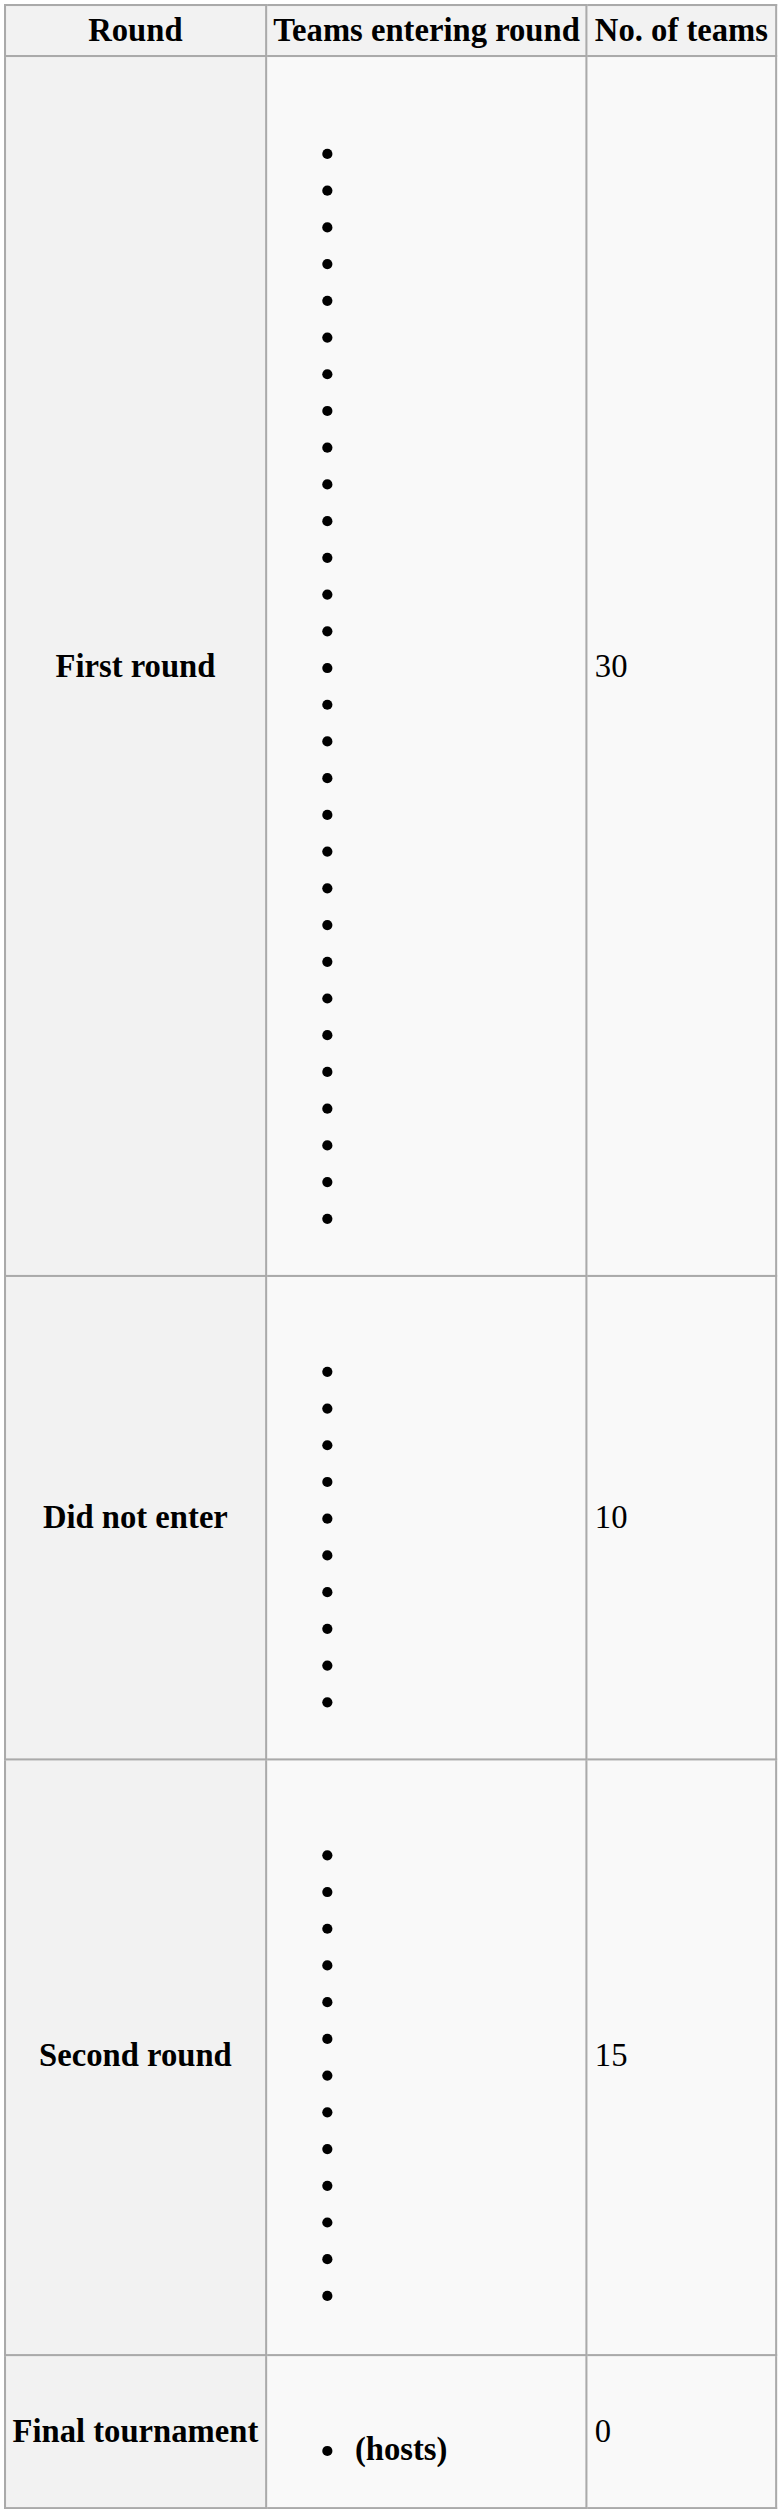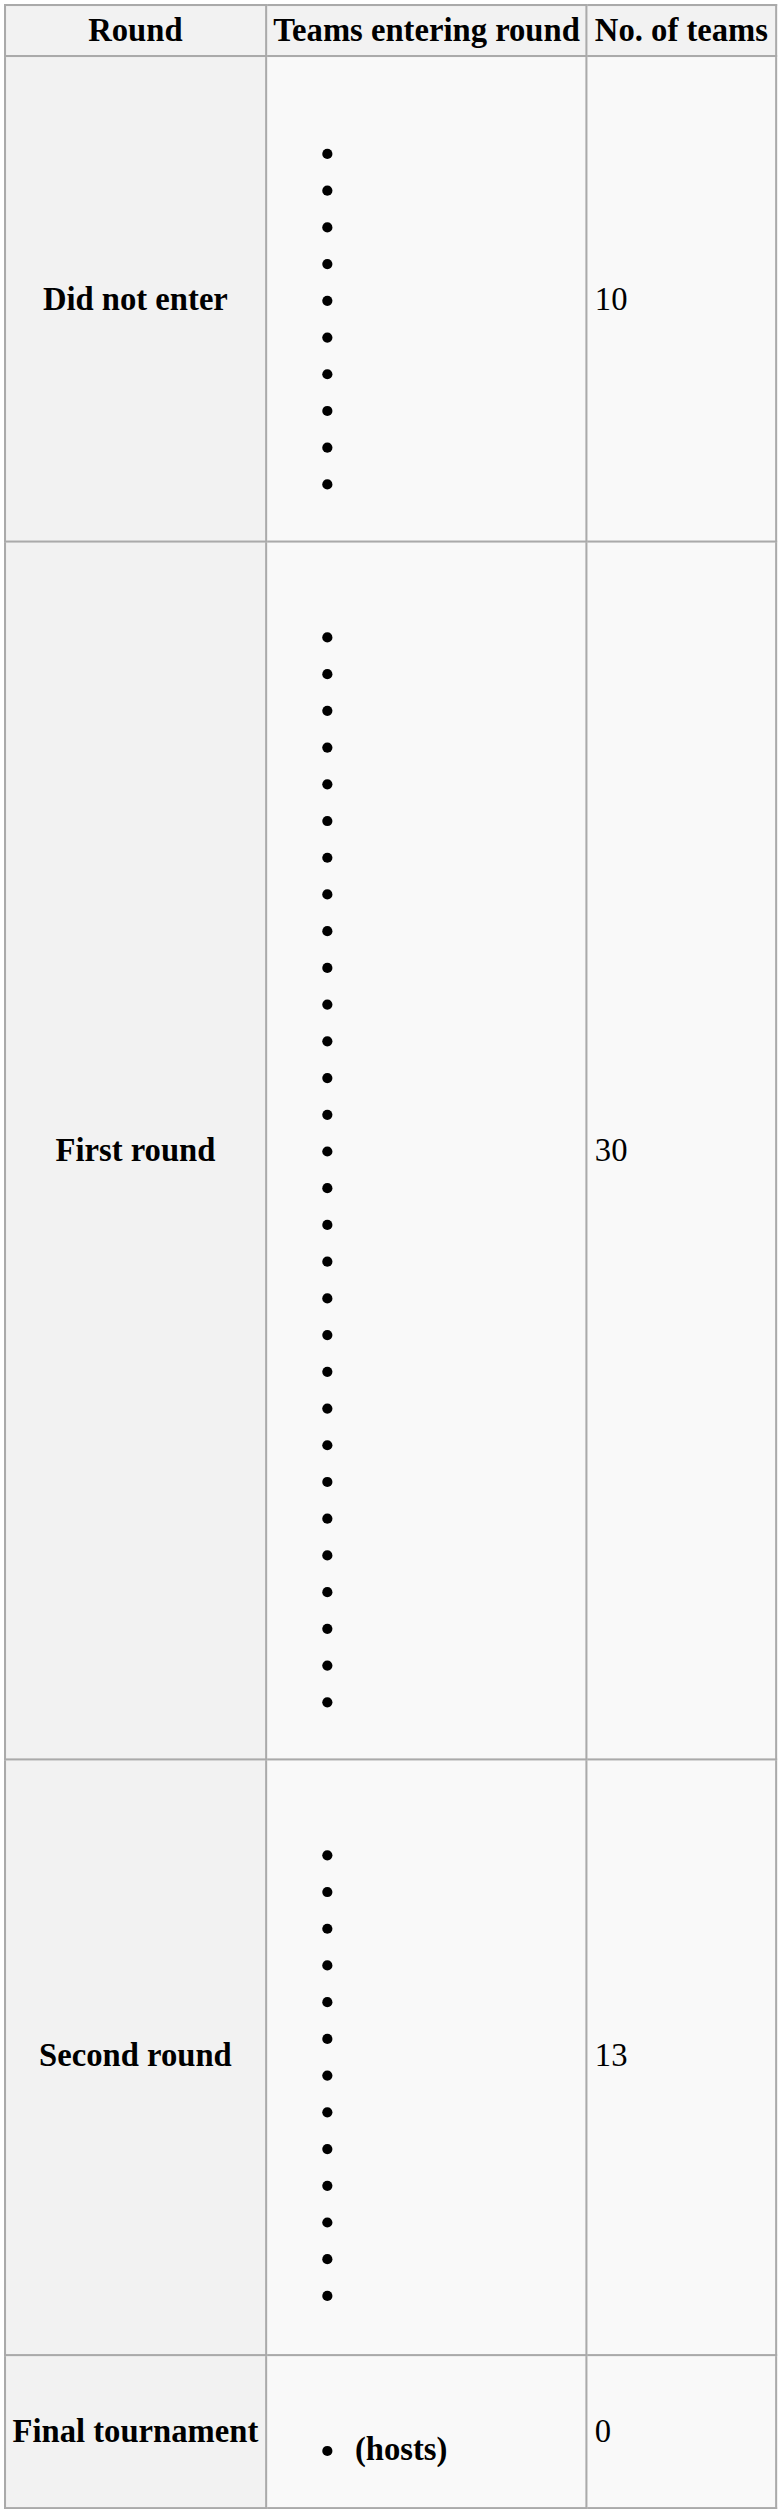rows swapped: (135, 1517) <-> (135, 665)
(611, 2056) 15 -> (611, 2056) 13
